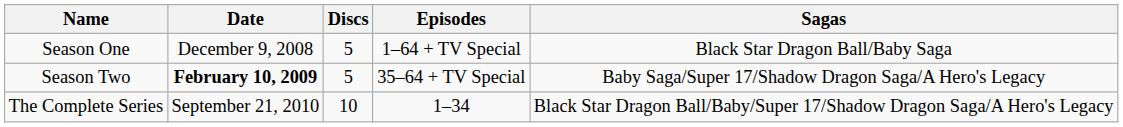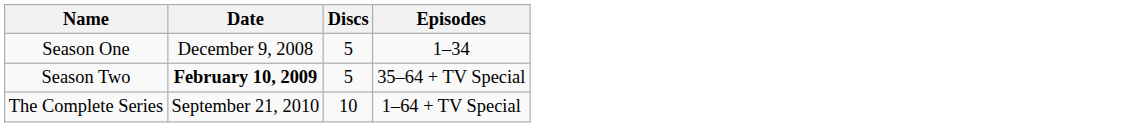- column: (824, 19)
(451, 48) 1–64 + TV Special -> (451, 48) 1–34
(451, 106) 1–34 -> (451, 106) 1–64 + TV Special
